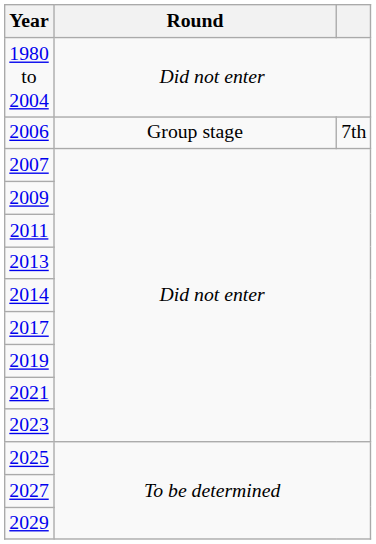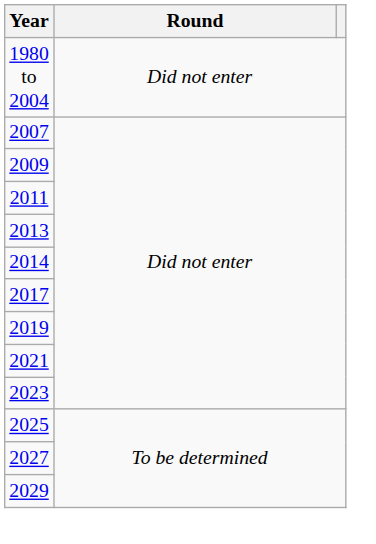- row: (29, 132)
